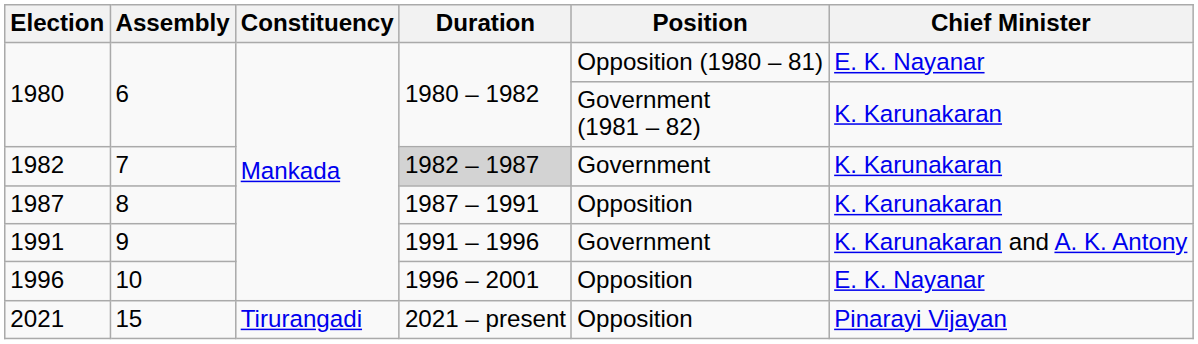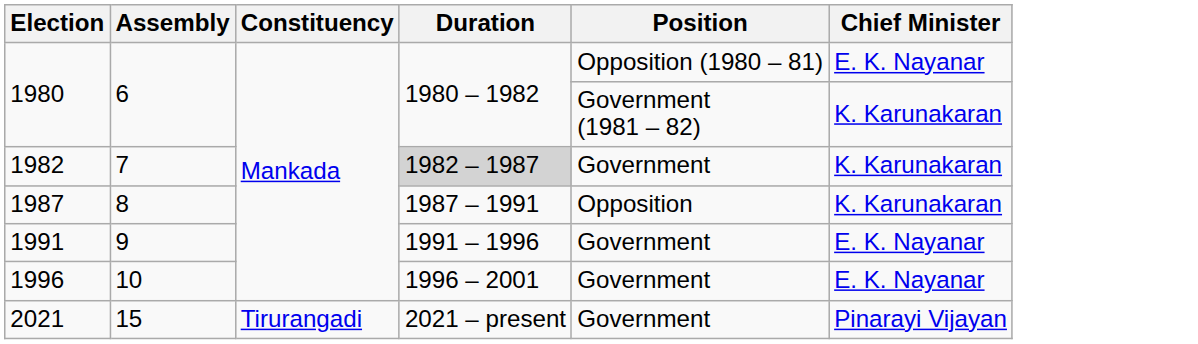(1011, 242) K. Karunakaran and A. K. Antony -> (909, 242) E. K. Nayanar
(635, 280) Opposition -> (644, 280) Government
(635, 319) Opposition -> (644, 319) Government
